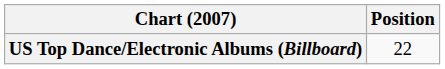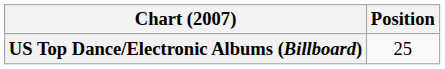(403, 48) 22 -> (403, 48) 25
